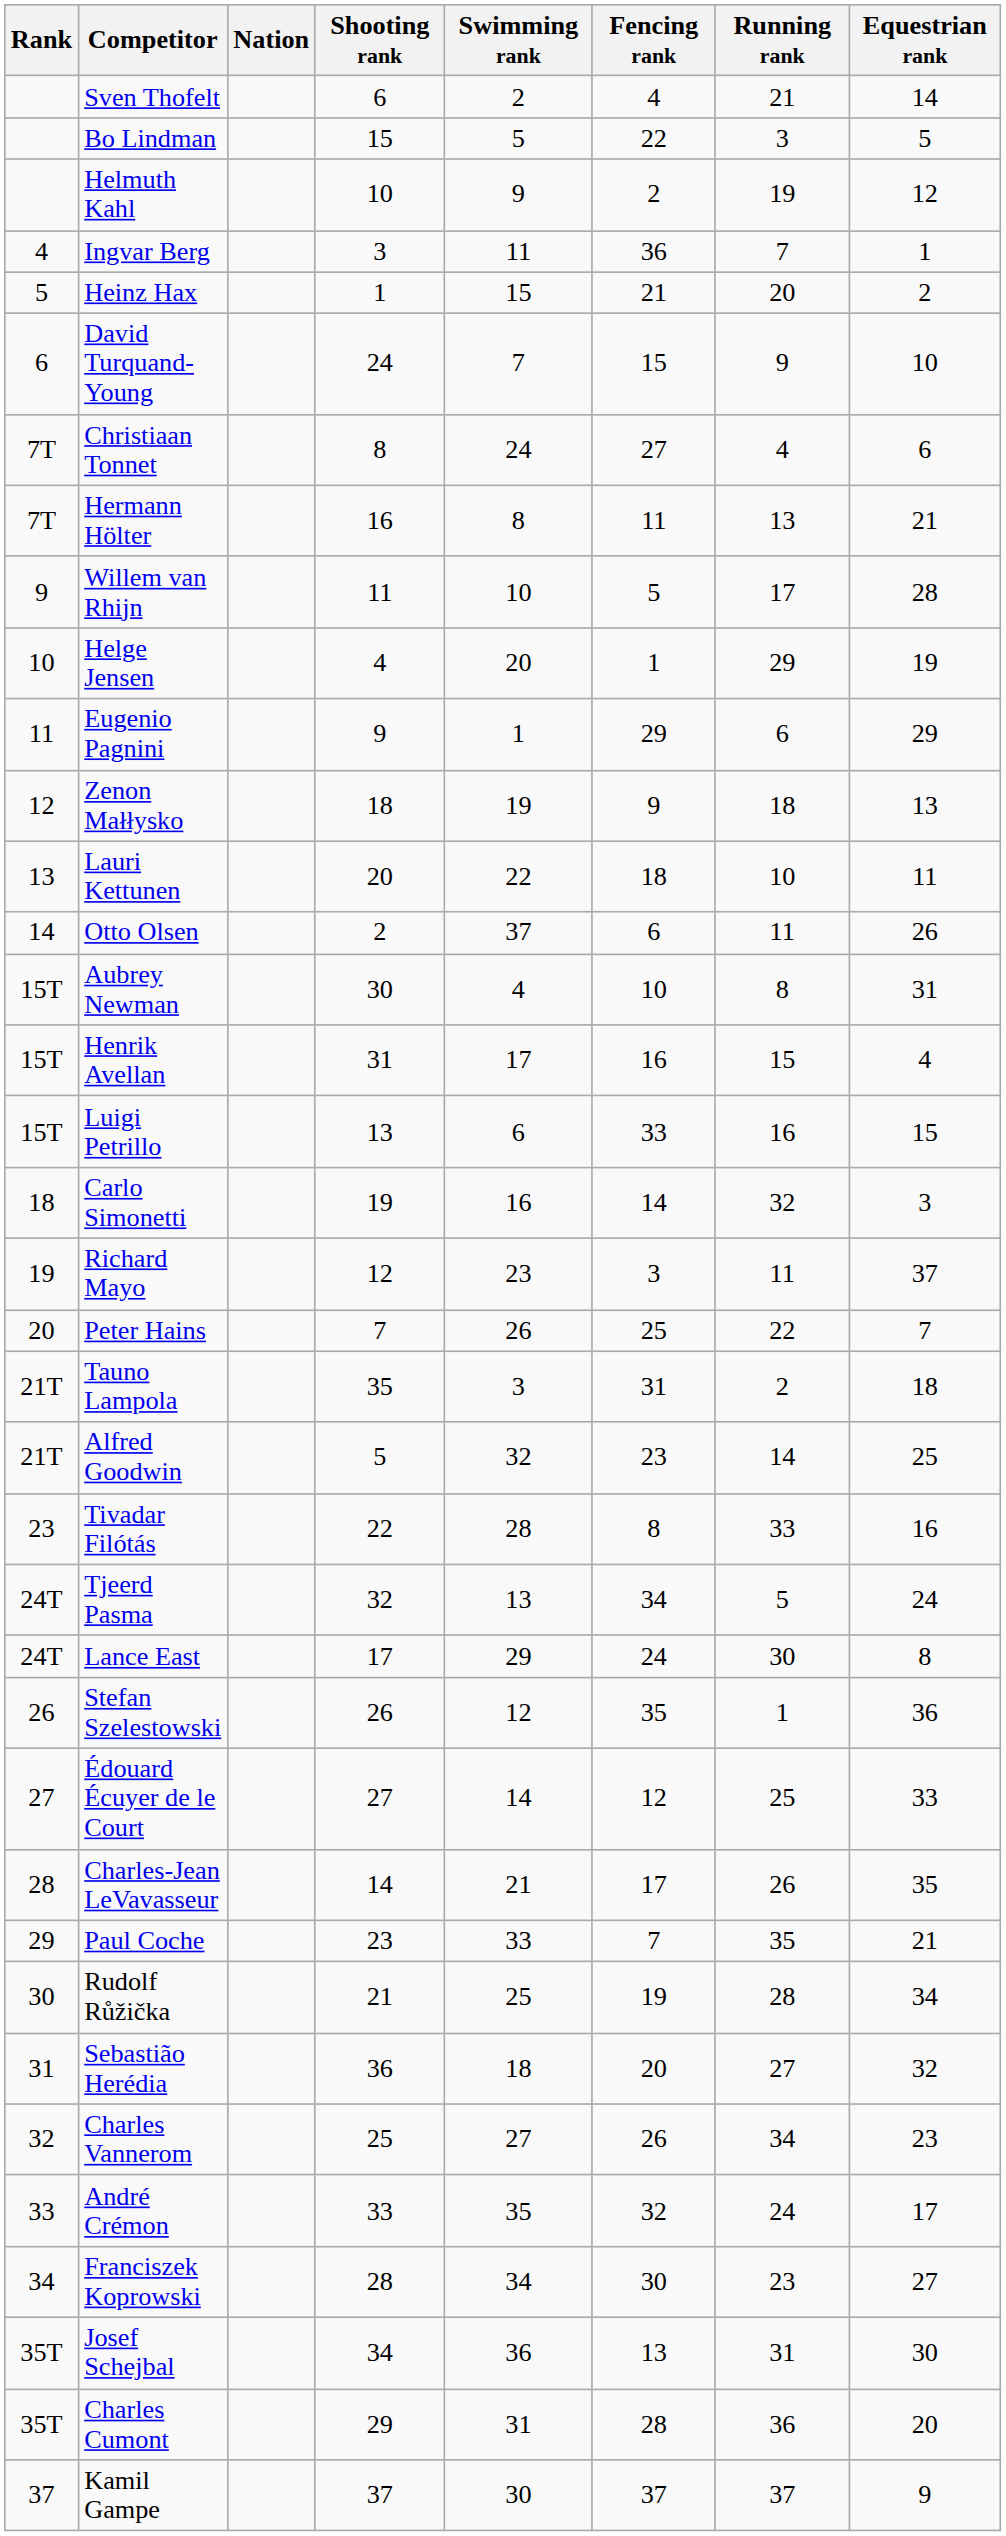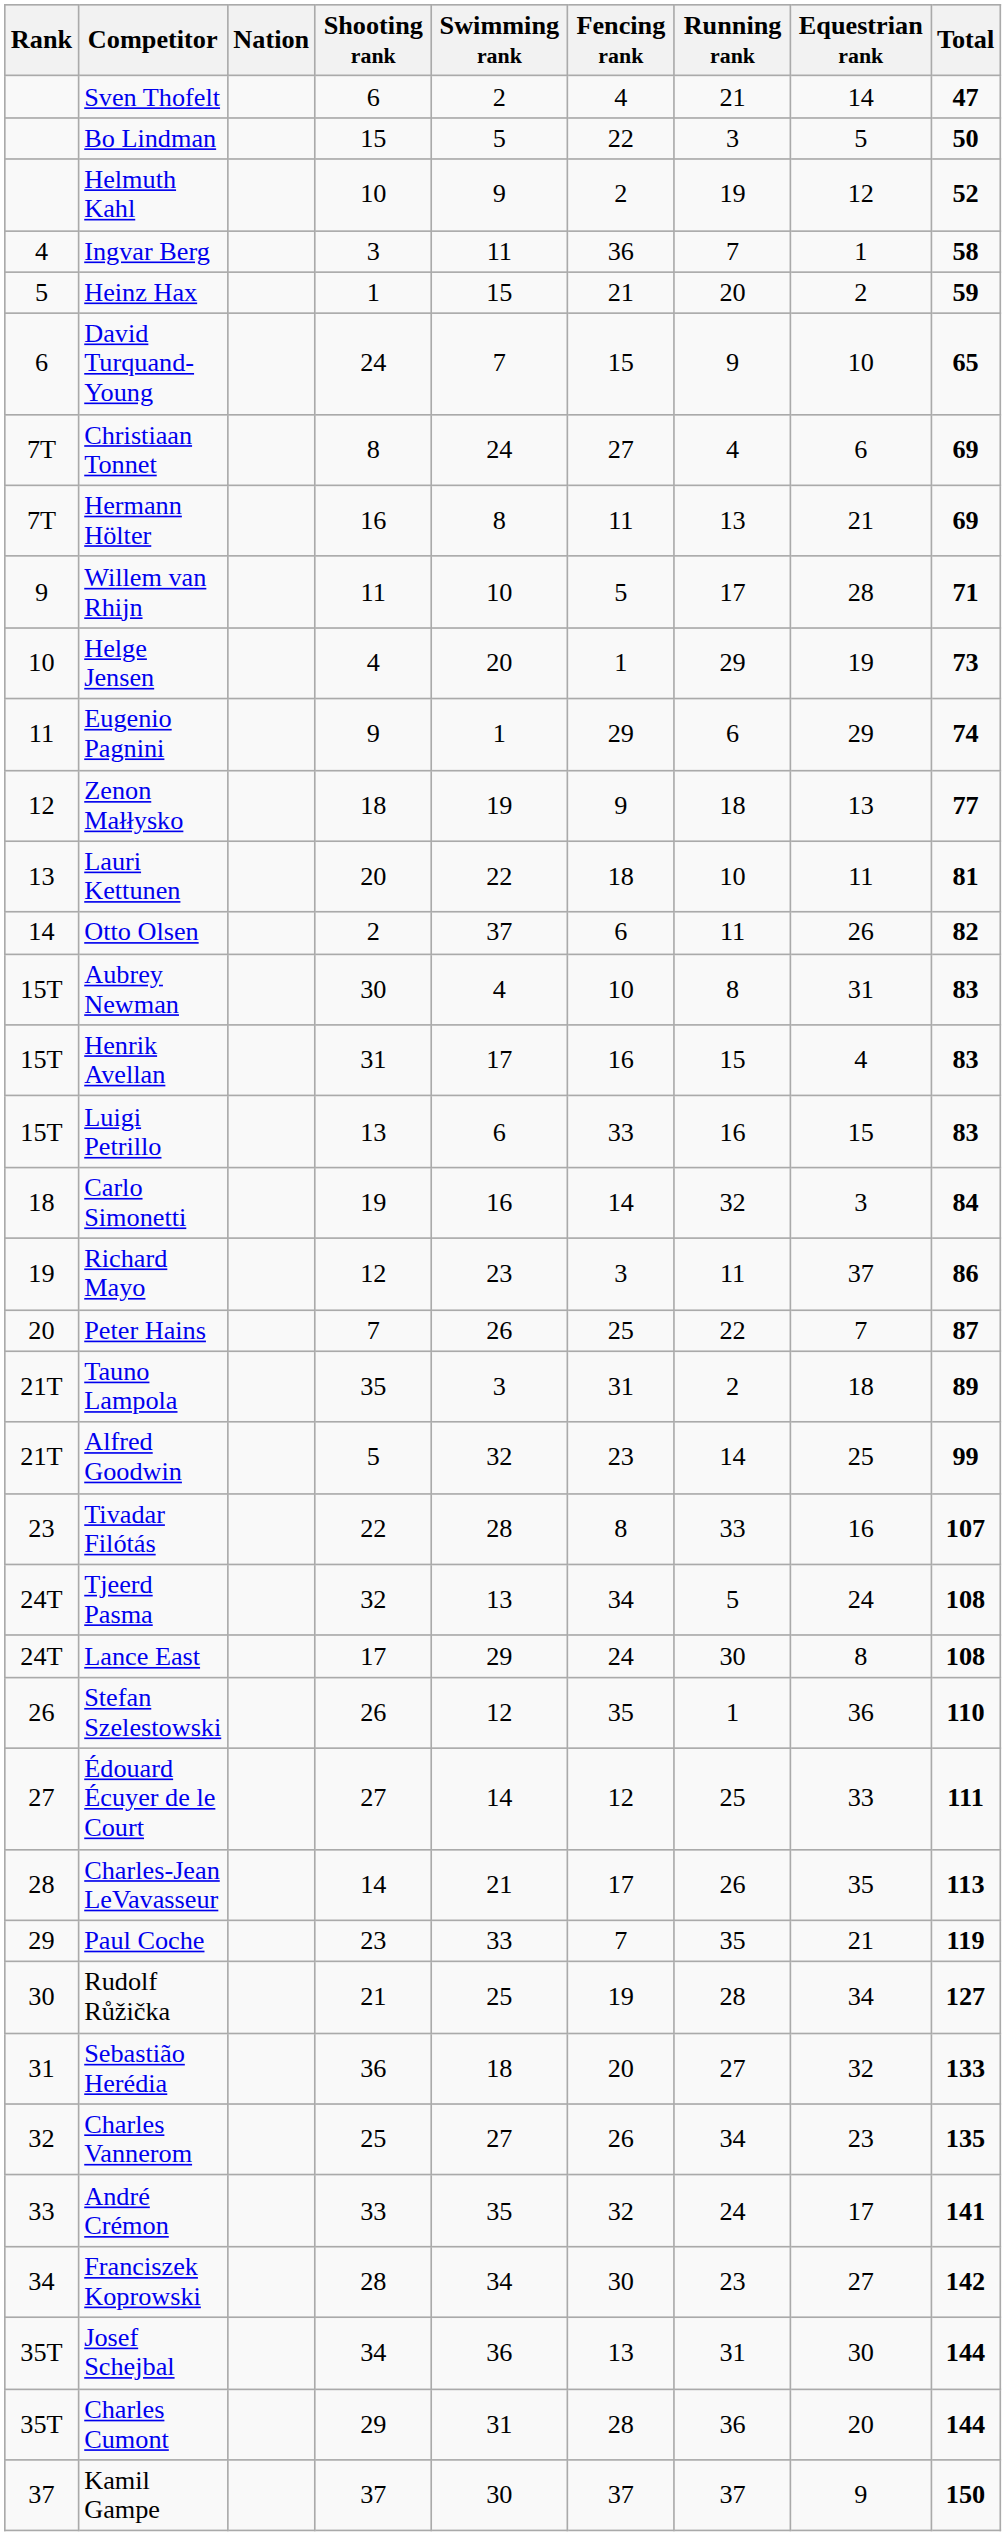+ column: (966, 40)
